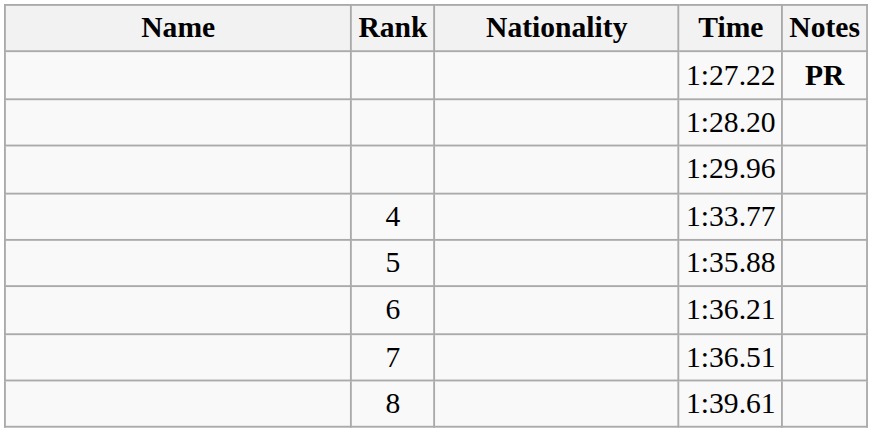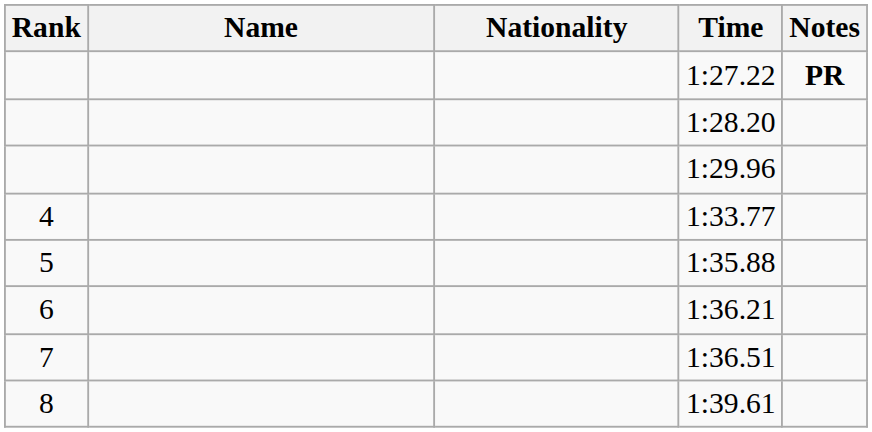columns swapped: (393, 27) <-> (178, 27)
